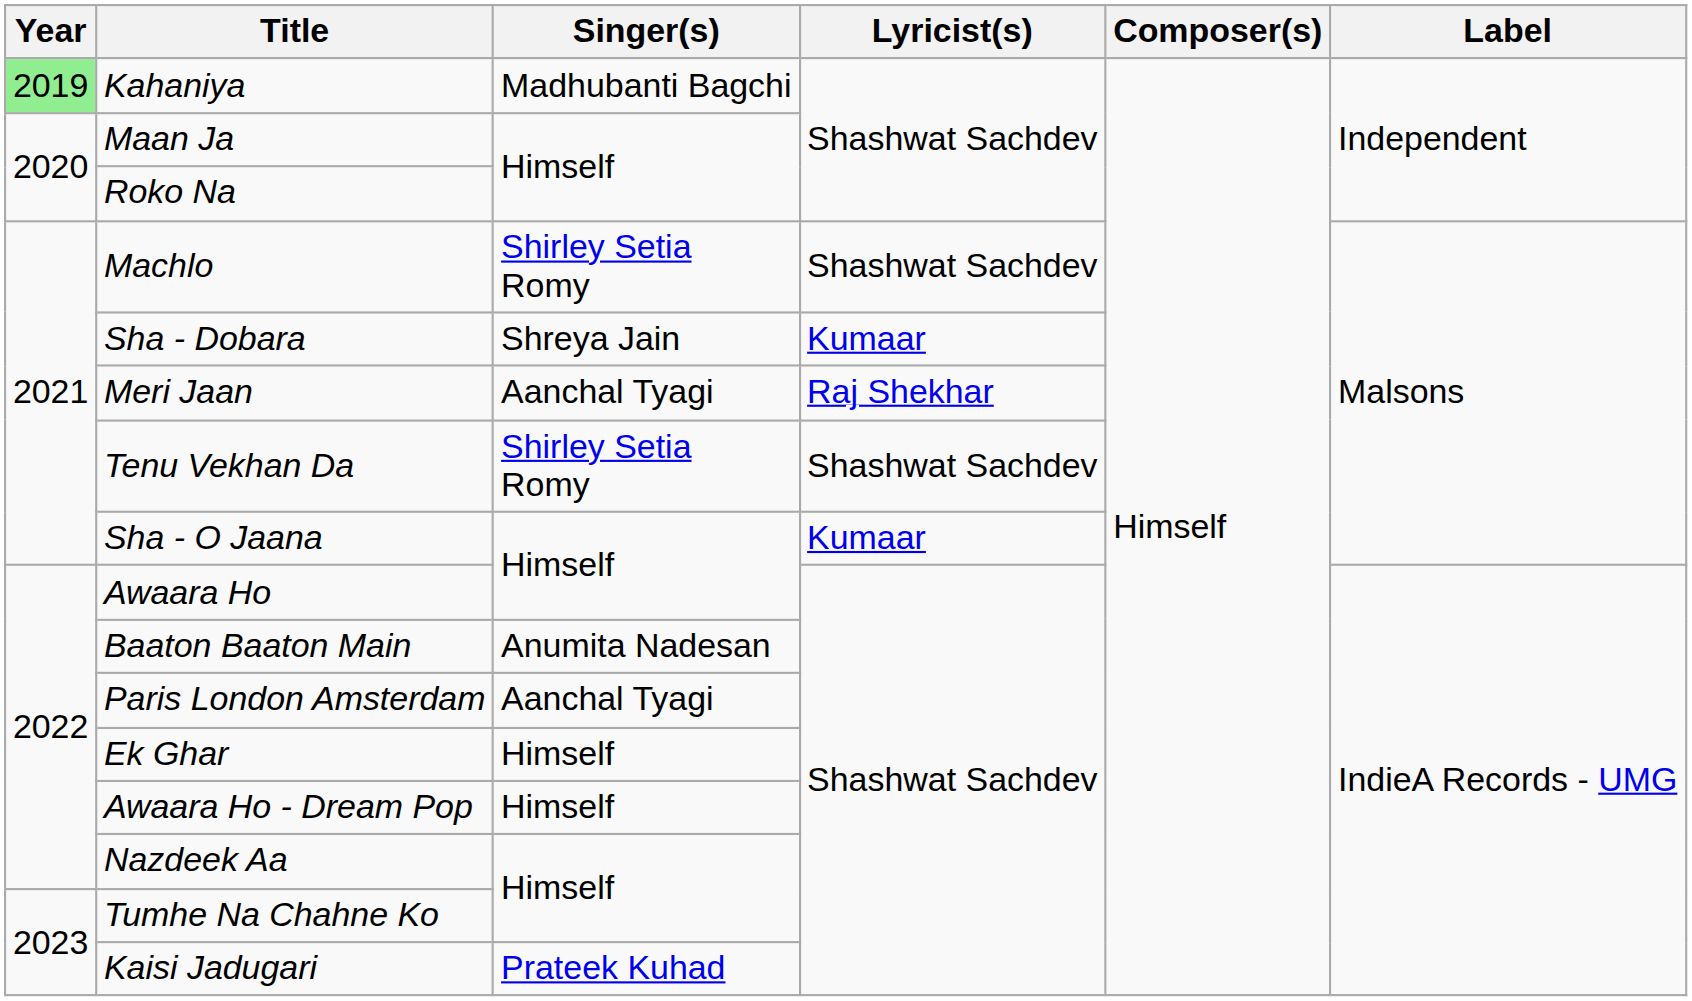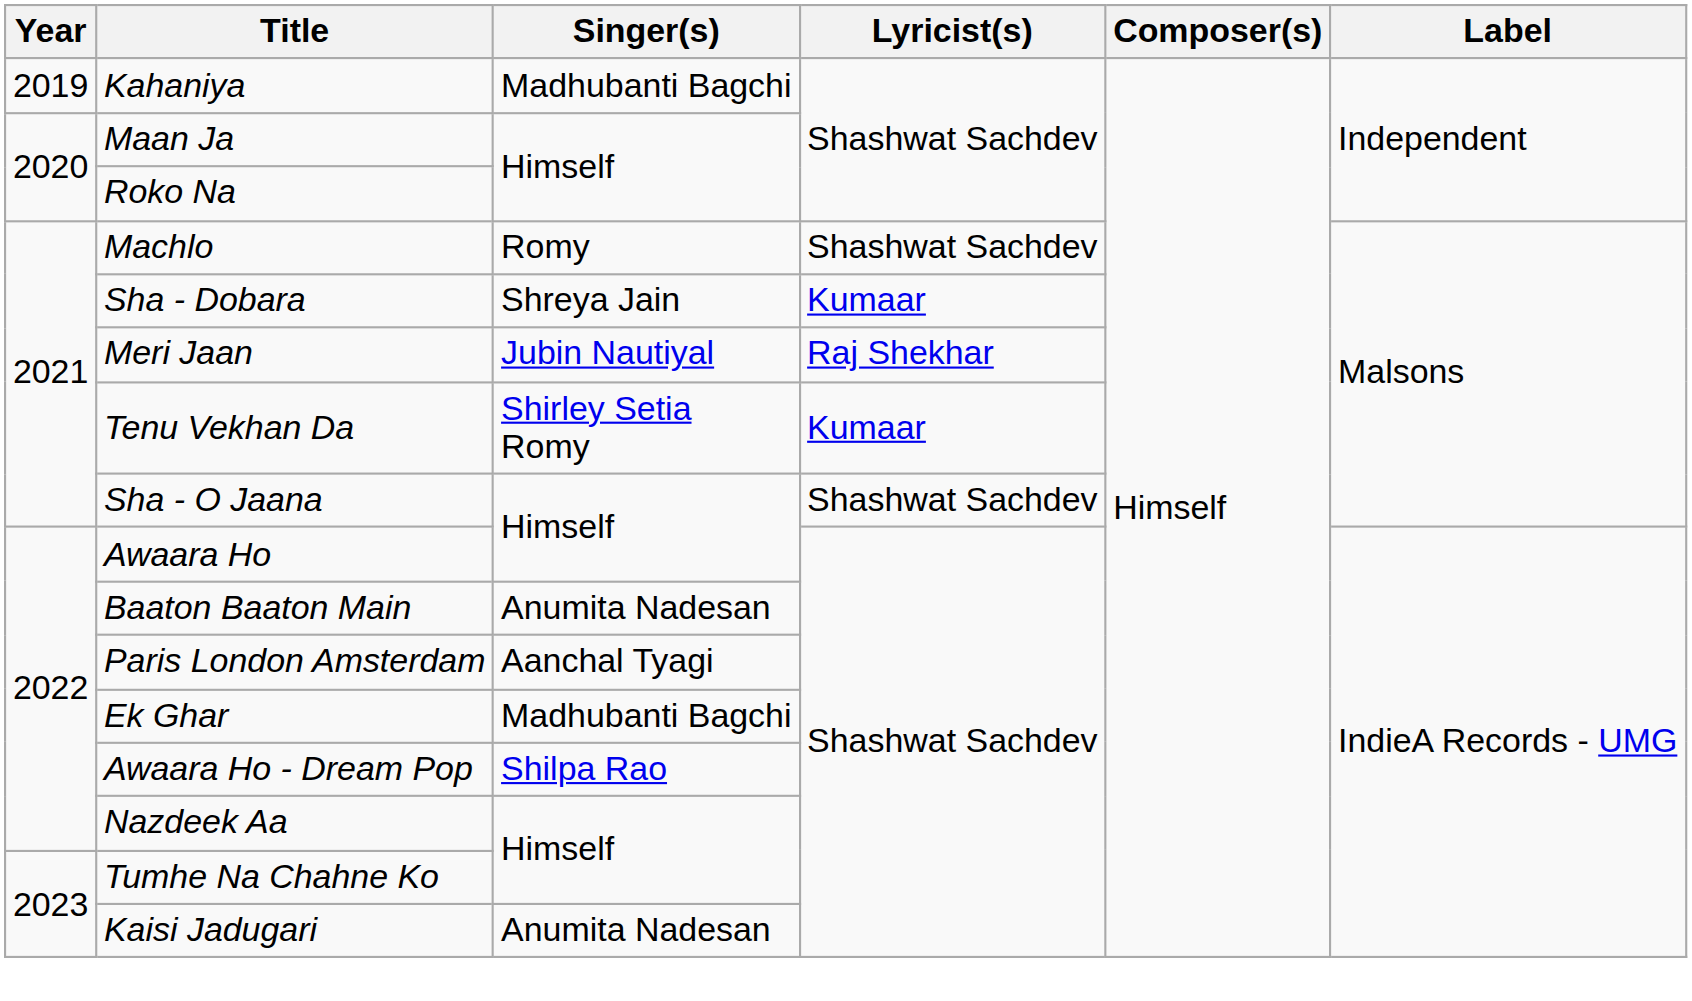(51, 85) lightgreen background -> (51, 85) no background
(596, 265) Shirley Setia Romy -> (545, 246) Romy
(607, 392) Aanchal Tyagi -> (608, 354) Jubin Nautiyal
(952, 465) Shashwat Sachdev -> (867, 427) Kumaar
(867, 538) Kumaar -> (952, 499) Shashwat Sachdev
(558, 753) Himself -> (646, 715) Madhubanti Bagchi
(558, 807) Himself -> (584, 768) Shilpa Rao
(613, 968) Prateek Kuhad -> (636, 930) Anumita Nadesan
